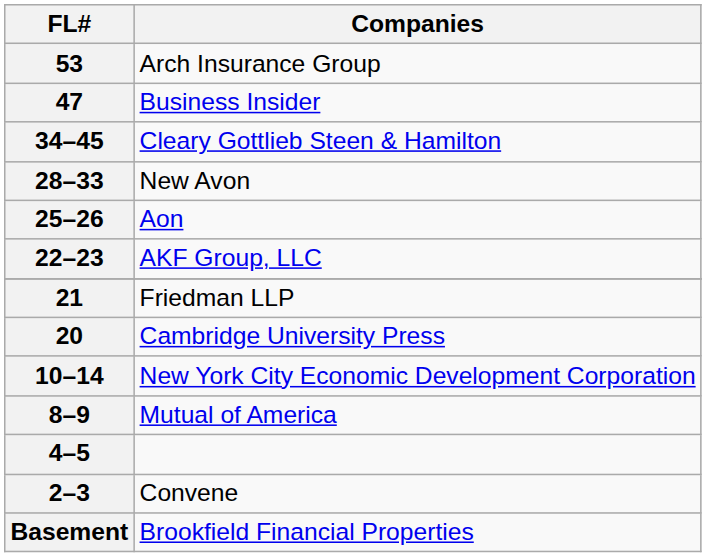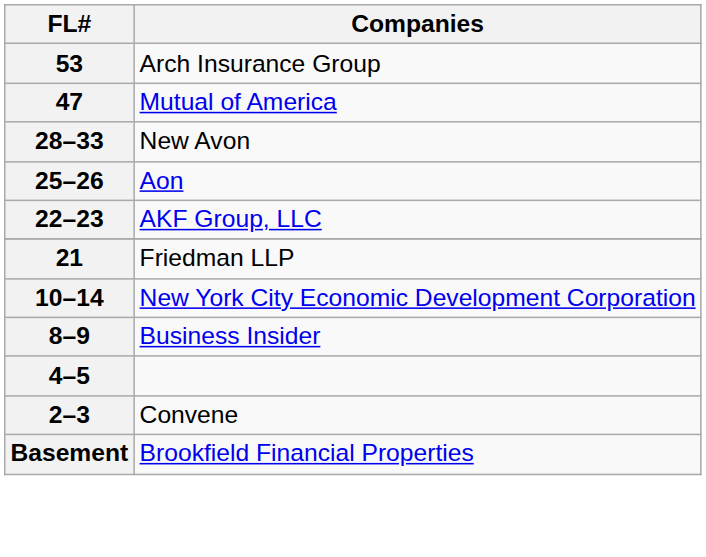(230, 102) Business Insider -> (238, 102) Mutual of America
- row: (69, 141)
- row: (69, 336)
(238, 414) Mutual of America -> (230, 336) Business Insider
